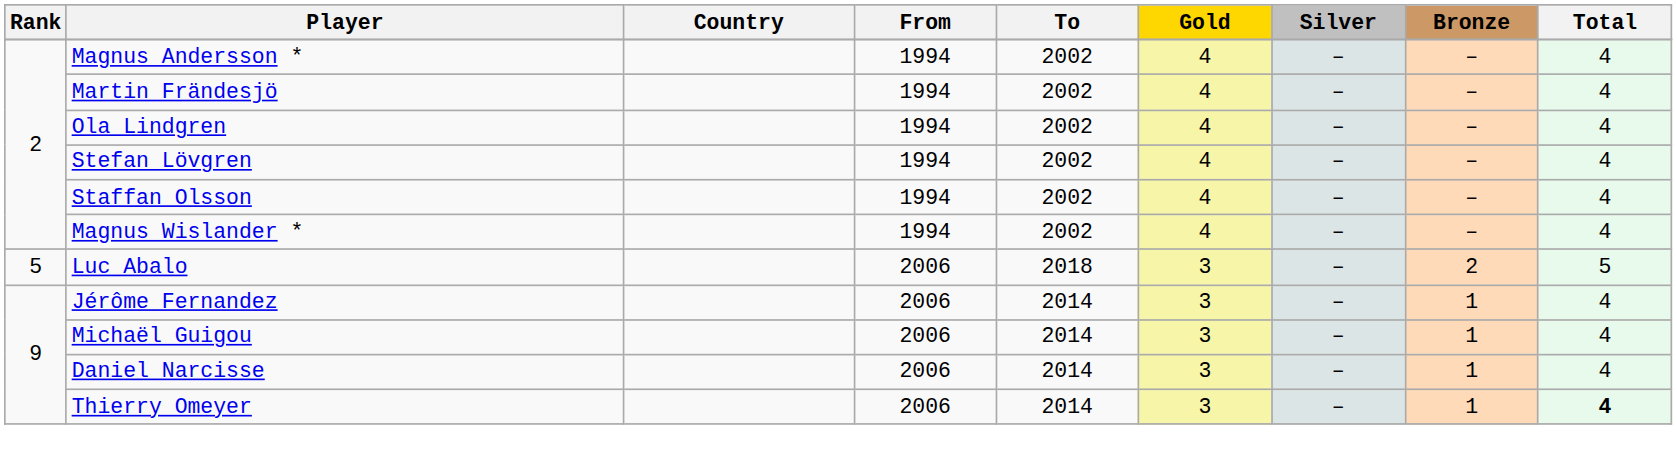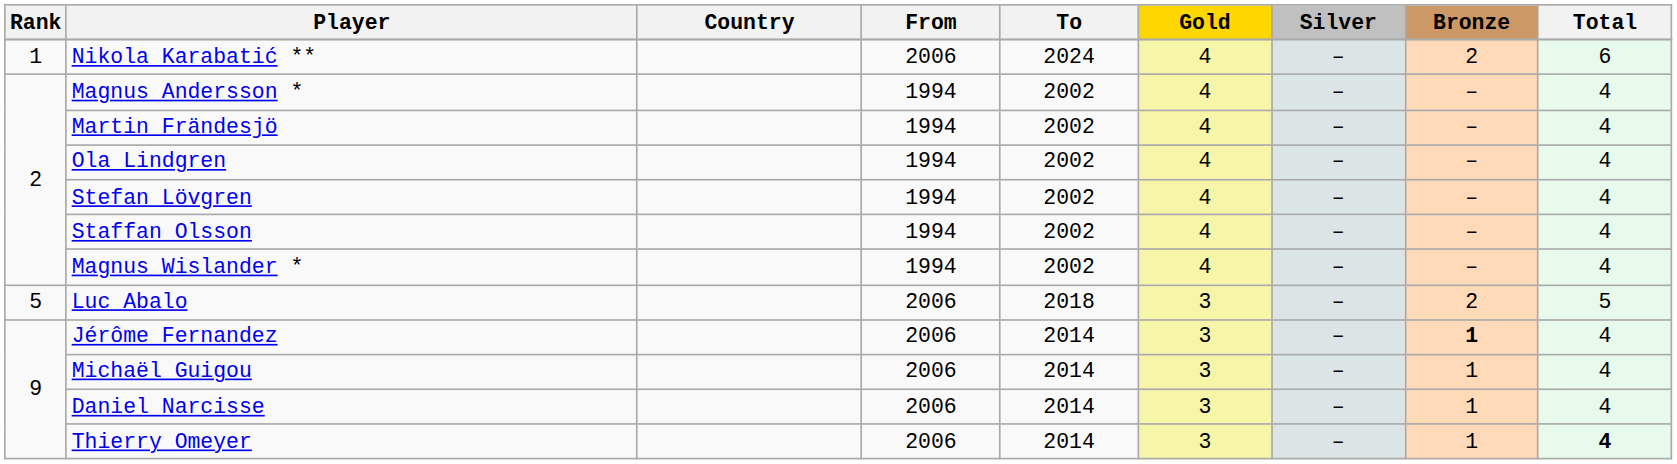+ row: (194, 57)
(1472, 302) normal -> (1472, 337) bold
